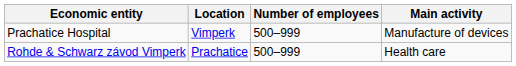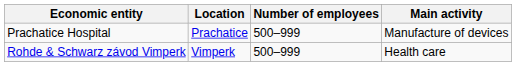(213, 33) Vimperk -> (220, 33) Prachatice
(220, 52) Prachatice -> (213, 52) Vimperk
